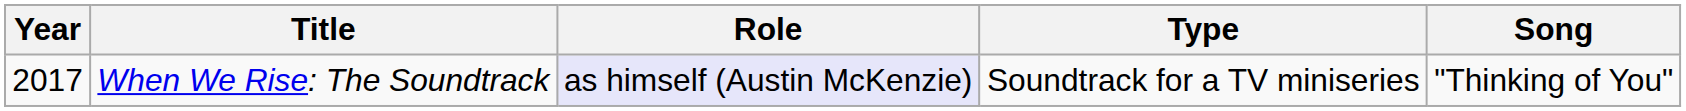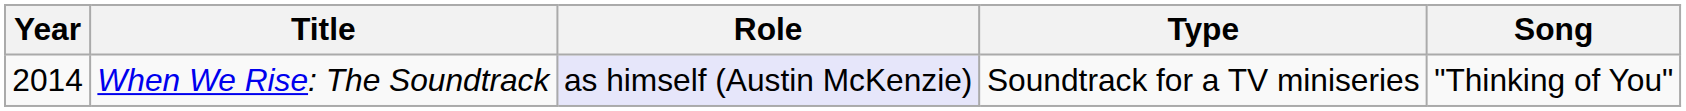(48, 79) 2017 -> (48, 79) 2014
